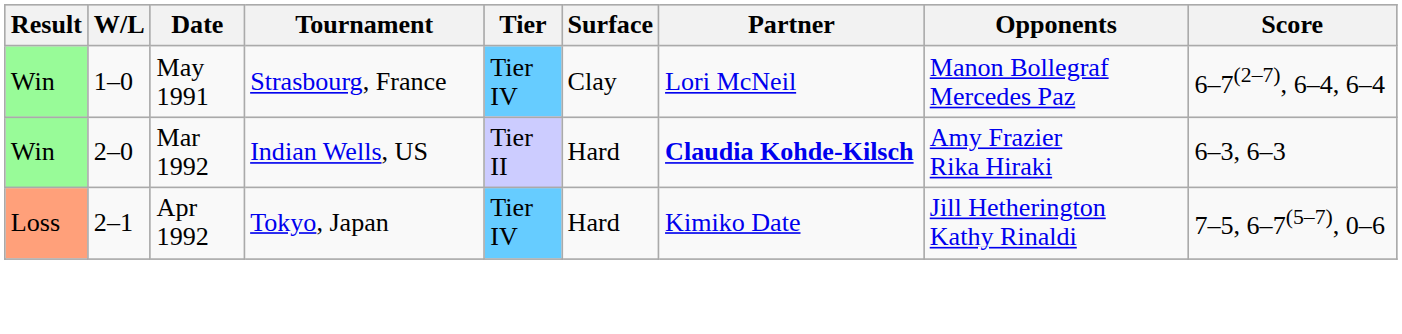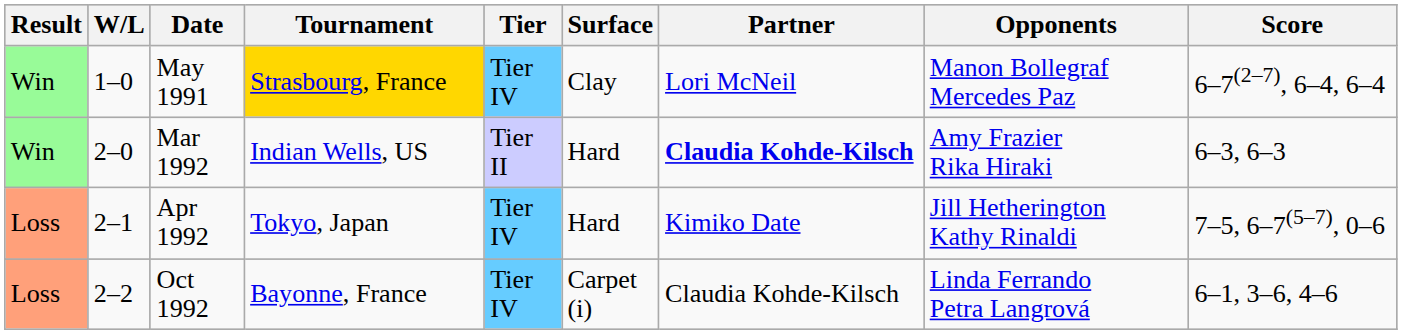(348, 81) no background -> (348, 81) gold background
+ row: (183, 293)
